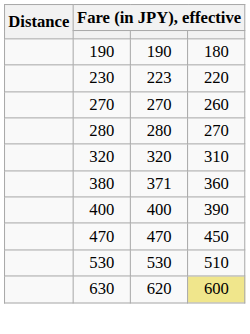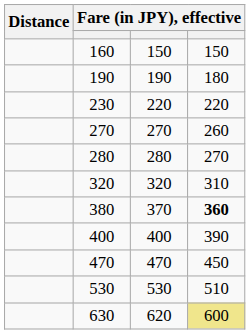+ row: (102, 51)
(159, 78) 223 -> (159, 104) 220
(159, 183) 371 -> (159, 210) 370
(216, 183) normal -> (216, 210) bold
